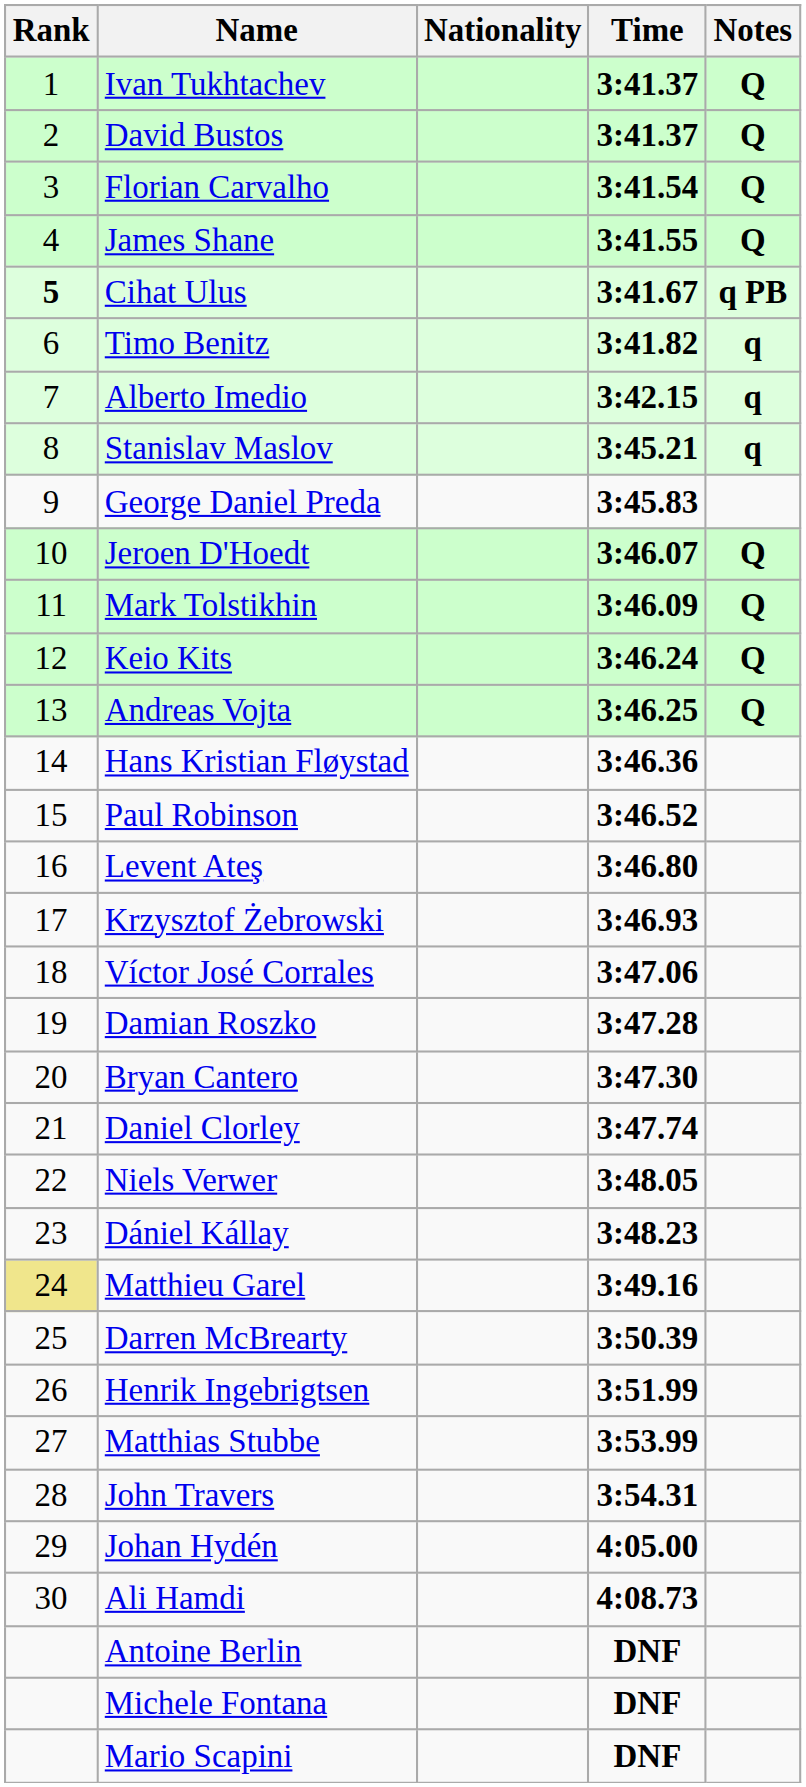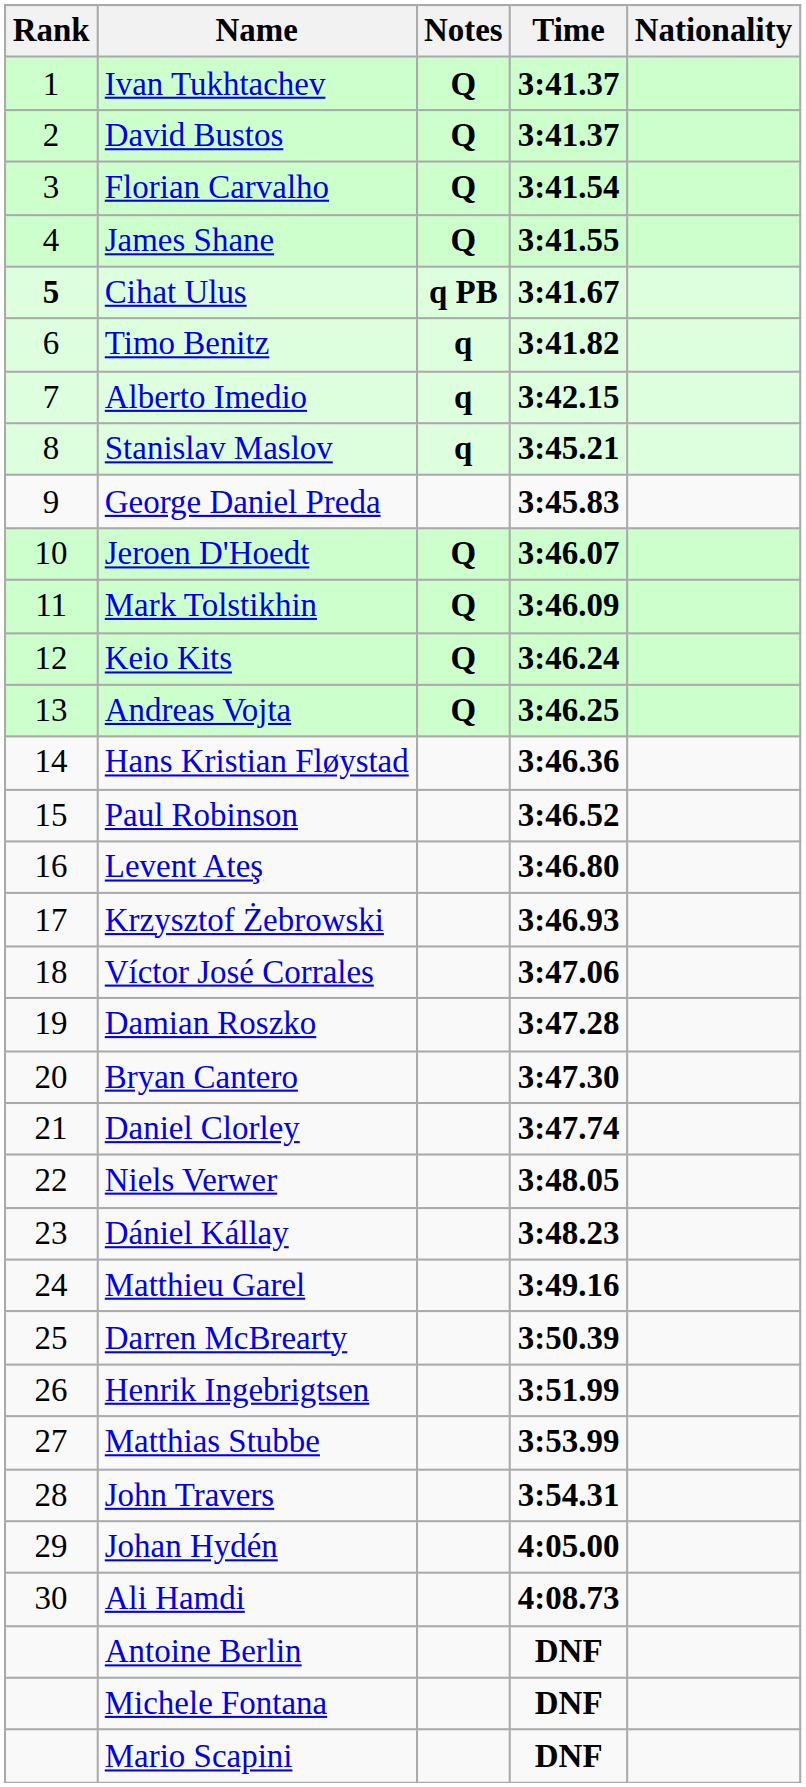columns swapped: (503, 30) <-> (753, 30)
(51, 1285) khaki background -> (51, 1285) no background
